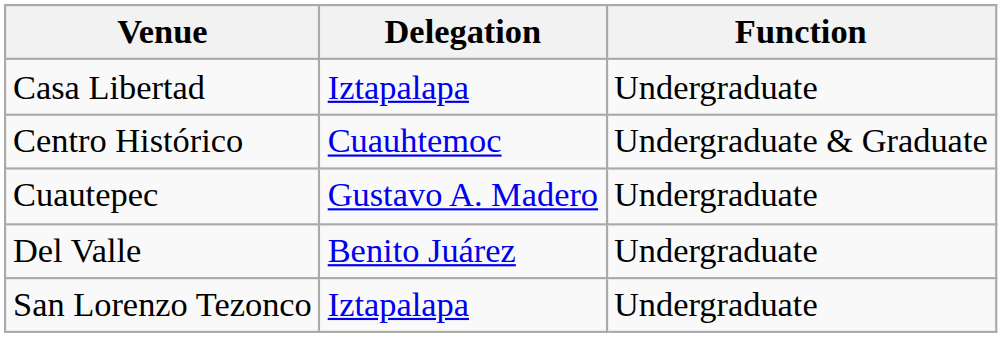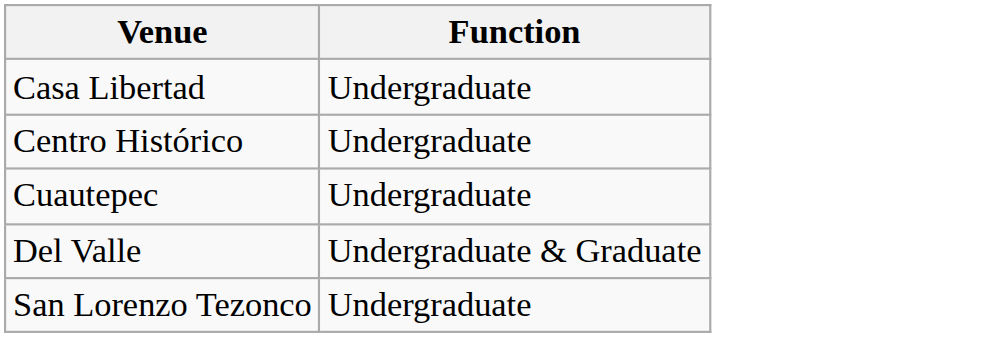- column: (463, 31)
(801, 140) Undergraduate & Graduate -> (430, 140) Undergraduate
(716, 250) Undergraduate -> (515, 250) Undergraduate & Graduate
